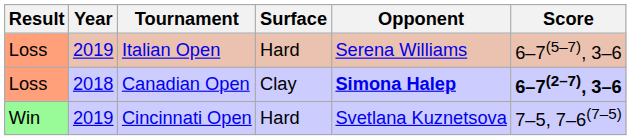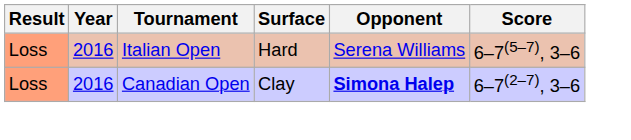(93, 50) 2019 -> (93, 50) 2016
(93, 84) 2018 -> (93, 84) 2016
(568, 84) bold -> (527, 84) normal
- row: (187, 118)
